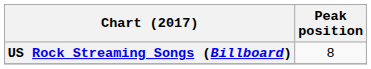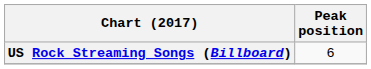(331, 53) 8 -> (331, 53) 6
